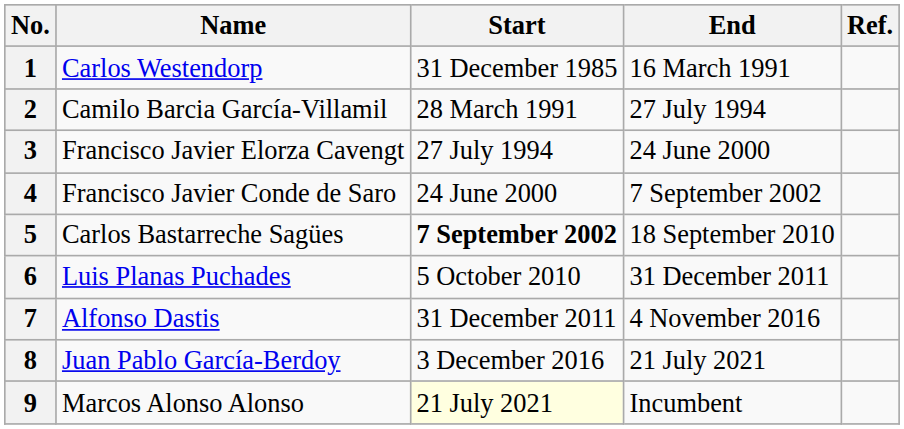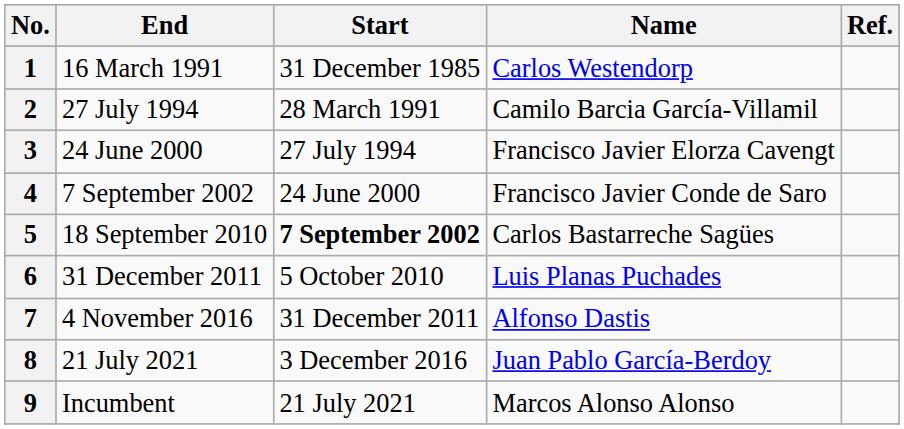columns swapped: (233, 25) <-> (732, 25)
(485, 402) lightyellow background -> (348, 402) no background
